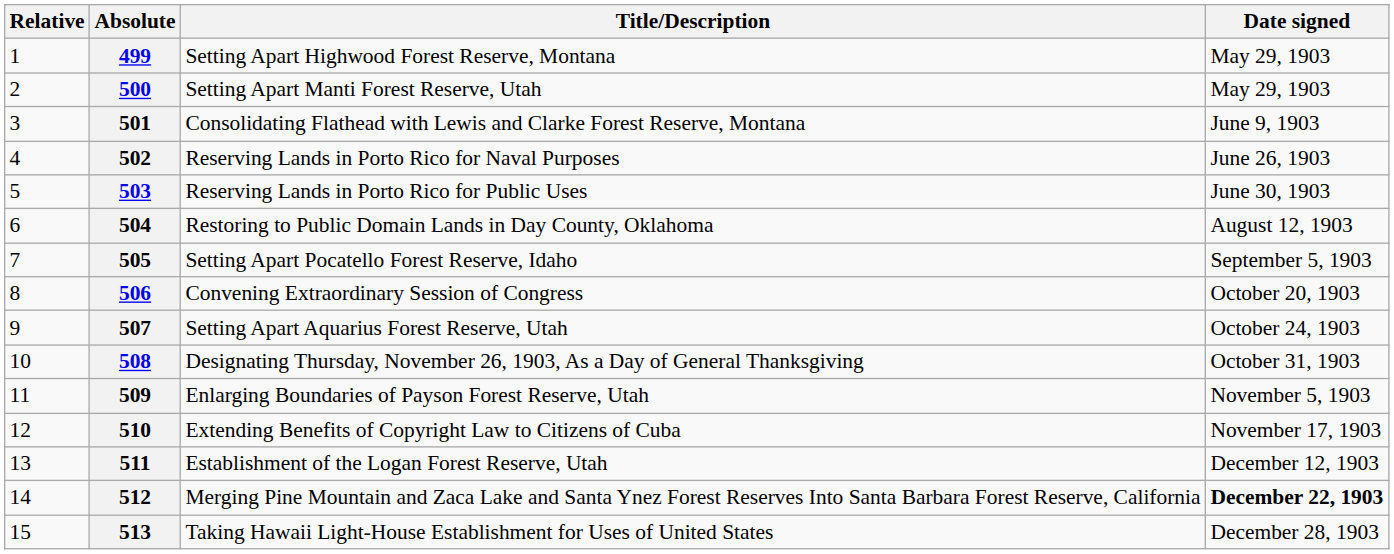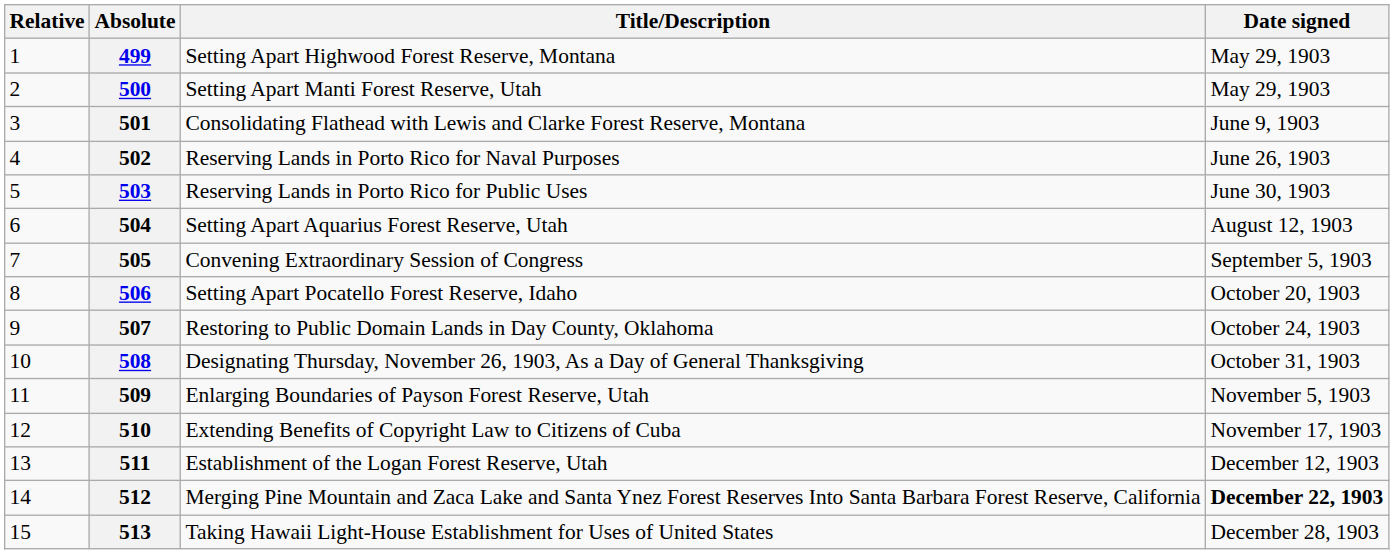(449, 225) Restoring to Public Domain Lands in Day County, Oklahoma -> (377, 225) Setting Apart Aquarius Forest Reserve, Utah
(381, 259) Setting Apart Pocatello Forest Reserve, Idaho -> (384, 259) Convening Extraordinary Session of Congress
(384, 293) Convening Extraordinary Session of Congress -> (381, 293) Setting Apart Pocatello Forest Reserve, Idaho
(377, 327) Setting Apart Aquarius Forest Reserve, Utah -> (449, 327) Restoring to Public Domain Lands in Day County, Oklahoma
